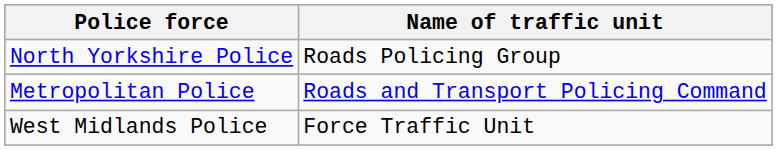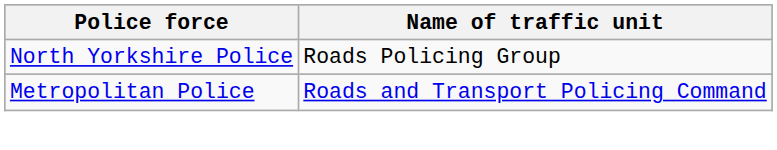- row: (139, 127)
